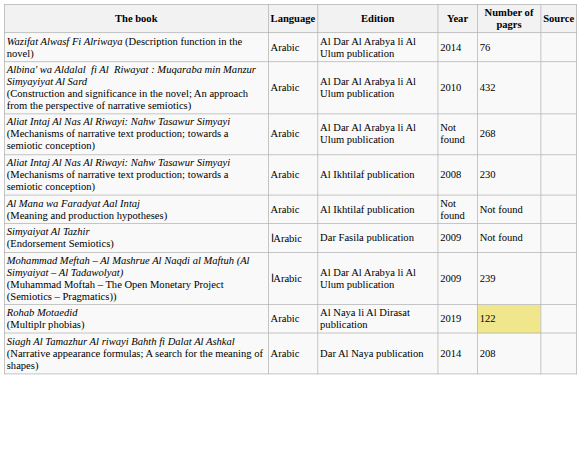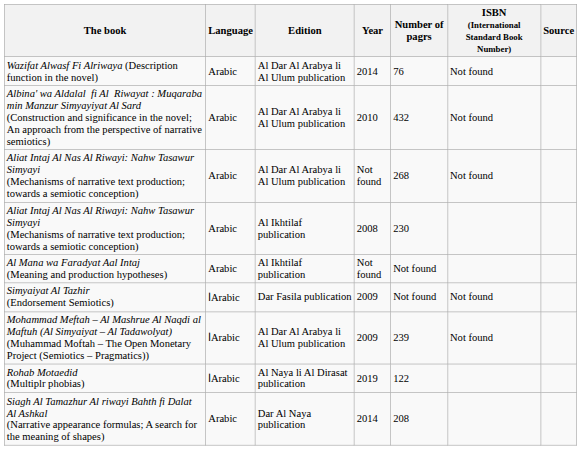+ column: (494, 30)
(285, 319) Arabic -> (224, 378) اArabic
(488, 319) khaki background -> (401, 378) no background
